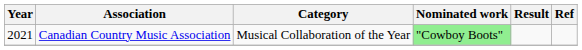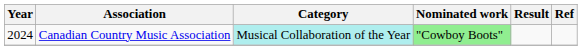(20, 34) 2021 -> (20, 34) 2024
(323, 34) no background -> (323, 34) paleturquoise background
